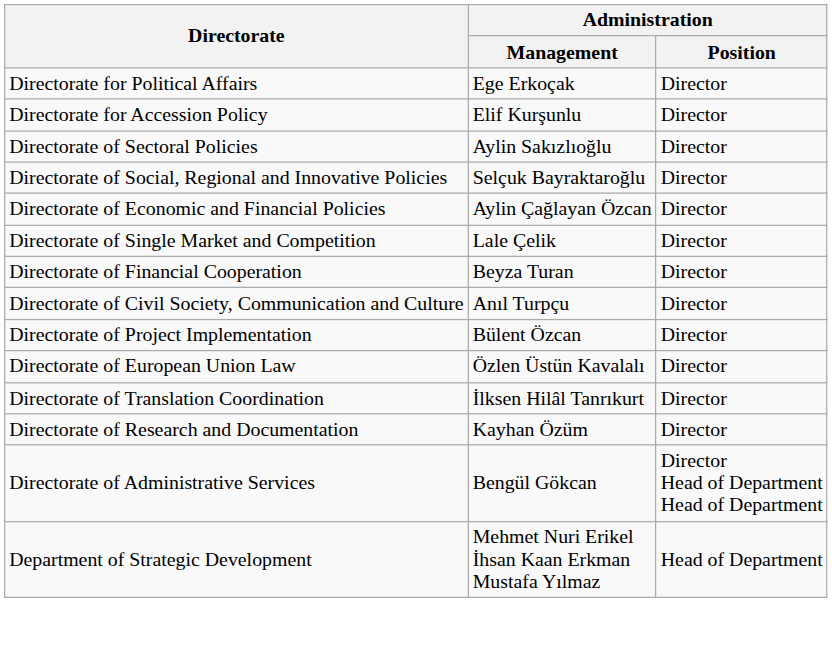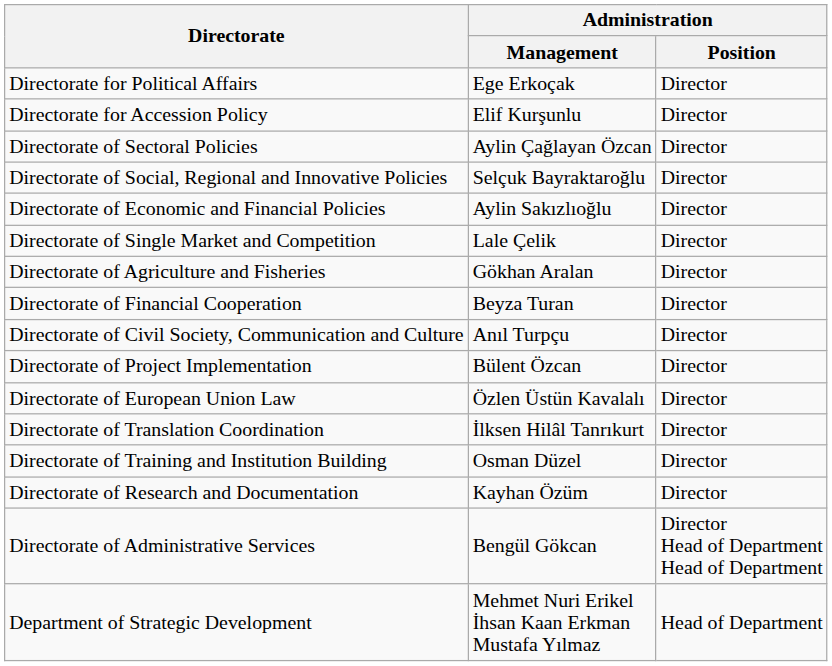(542, 146) Aylin Sakızlıoğlu -> (562, 146) Aylin Çağlayan Özcan
(562, 209) Aylin Çağlayan Özcan -> (542, 209) Aylin Sakızlıoğlu
+ row: (167, 271)
+ row: (198, 460)
